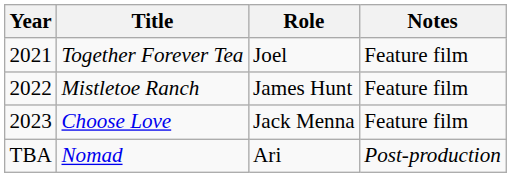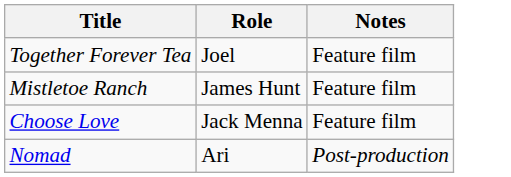- column: (31, 21)
